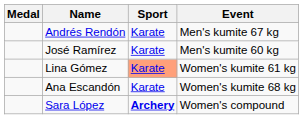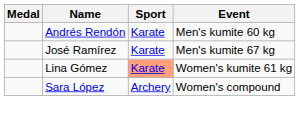(229, 32) Men's kumite 67 kg -> (225, 32) Men's kumite 60 kg
(229, 50) Men's kumite 60 kg -> (225, 50) Men's kumite 67 kg
- row: (83, 87)
(153, 105) bold -> (151, 87) normal
